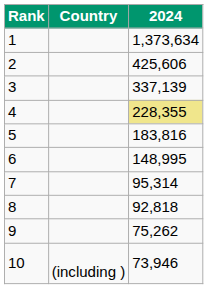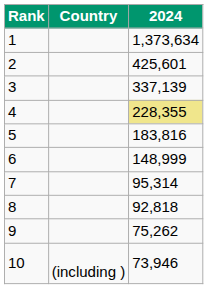(159, 64) 425,606 -> (159, 64) 425,601
(159, 159) 148,995 -> (159, 159) 148,999
